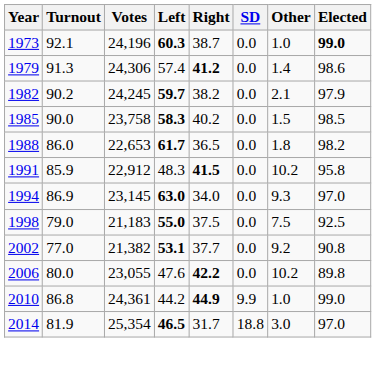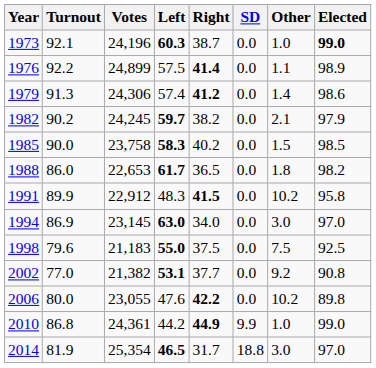+ row: (24, 68)
(60, 170) 85.9 -> (60, 196) 89.9
(281, 196) 9.3 -> (281, 221) 3.0
(60, 221) 79.0 -> (60, 247) 79.6
